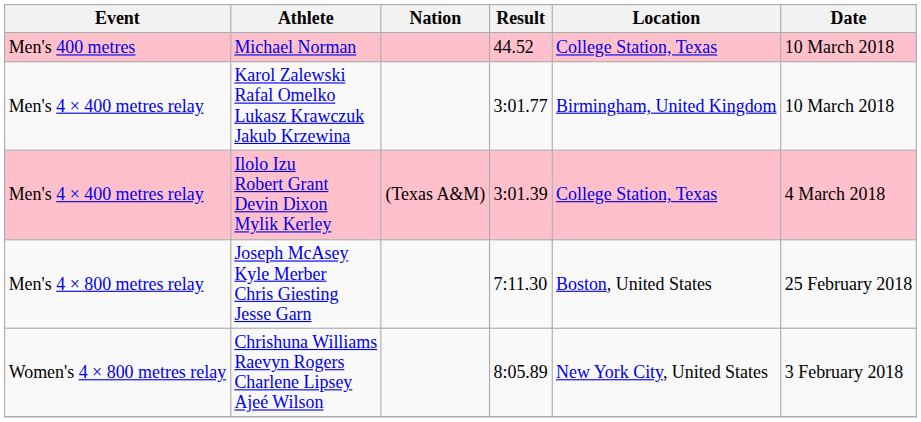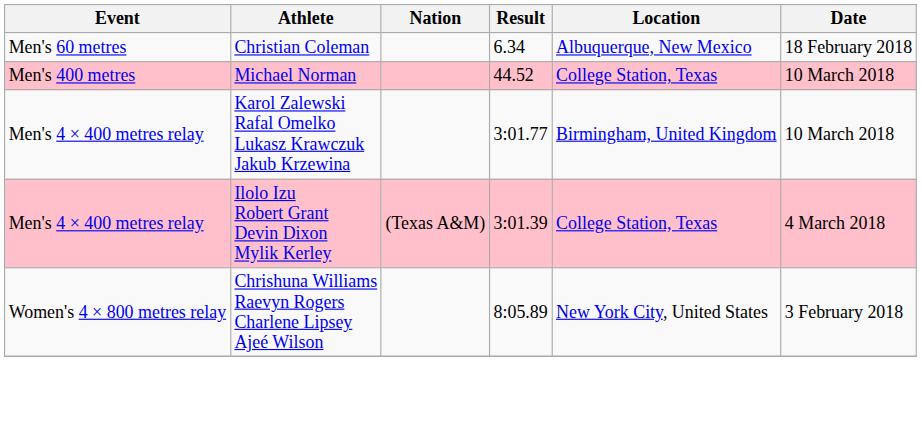+ row: (302, 47)
- row: (291, 283)
